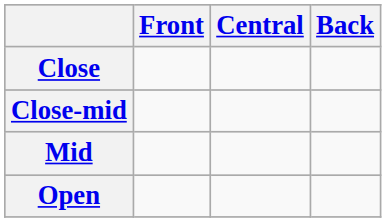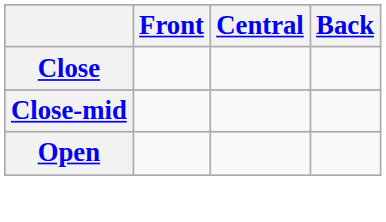- row: (69, 152)
